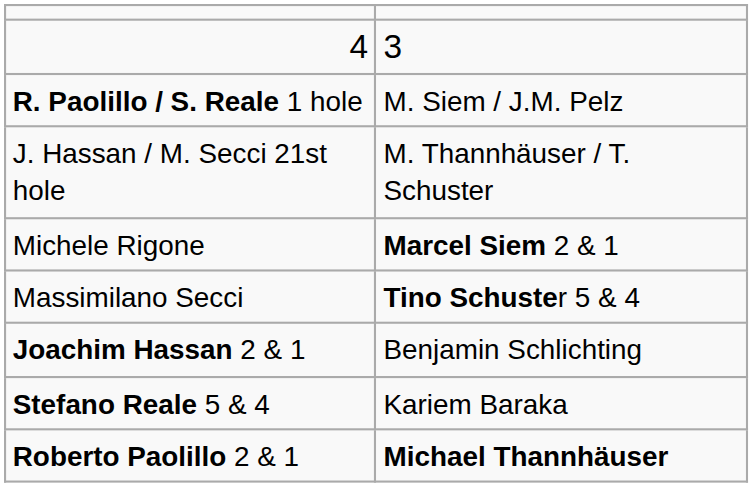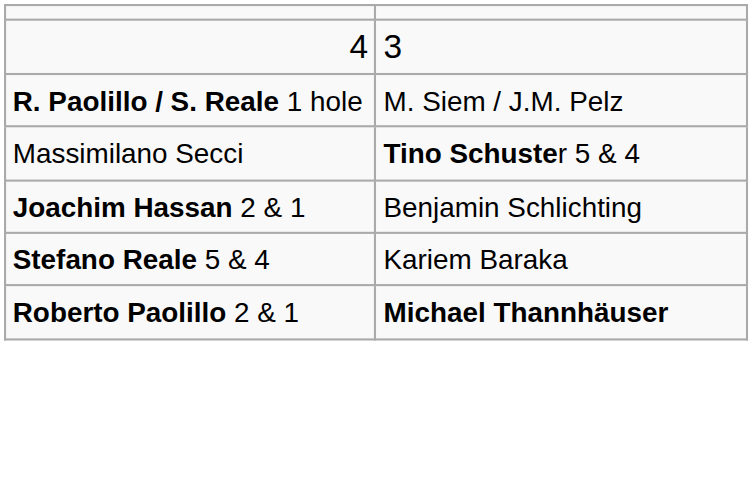- row: (170, 173)
- row: (109, 245)
